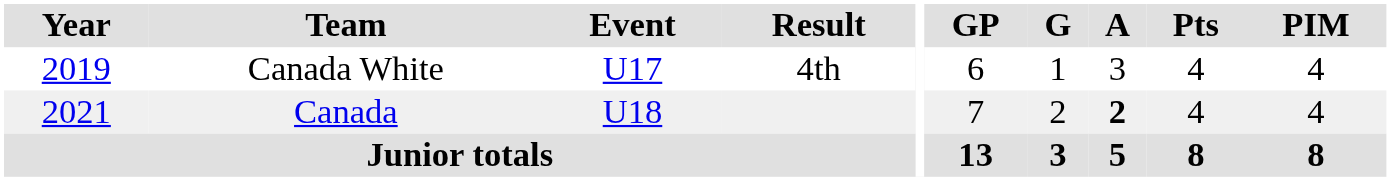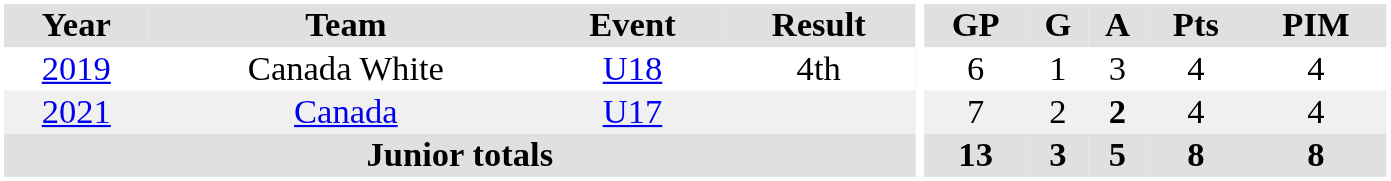(632, 68) U17 -> (632, 68) U18
(632, 111) U18 -> (632, 111) U17
